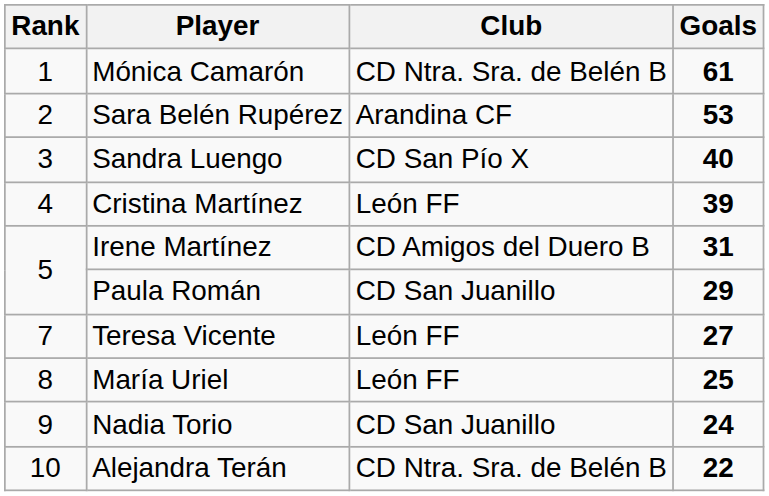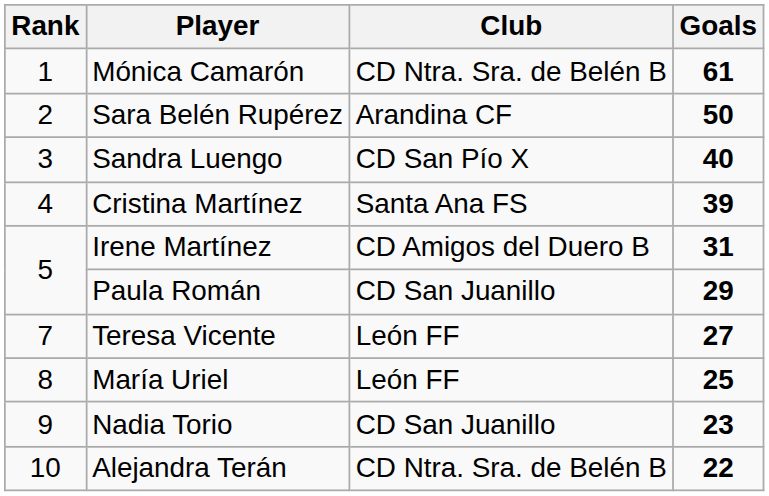(718, 114) 53 -> (718, 114) 50
(408, 203) León FF -> (442, 203) Santa Ana FS
(718, 423) 24 -> (718, 423) 23
